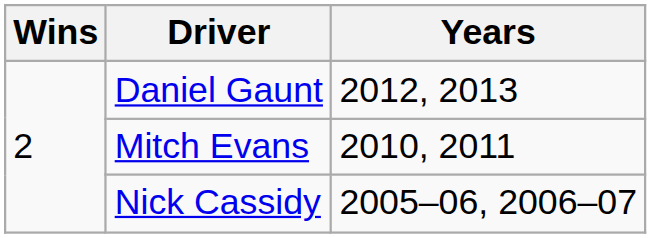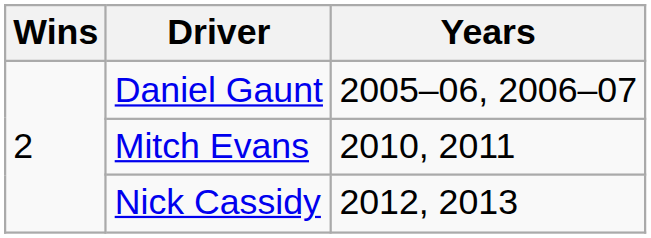(429, 89) 2012, 2013 -> (488, 89) 2005–06, 2006–07
(488, 202) 2005–06, 2006–07 -> (429, 202) 2012, 2013
